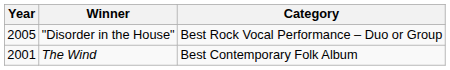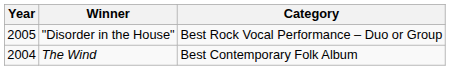(22, 55) 2001 -> (22, 55) 2004
